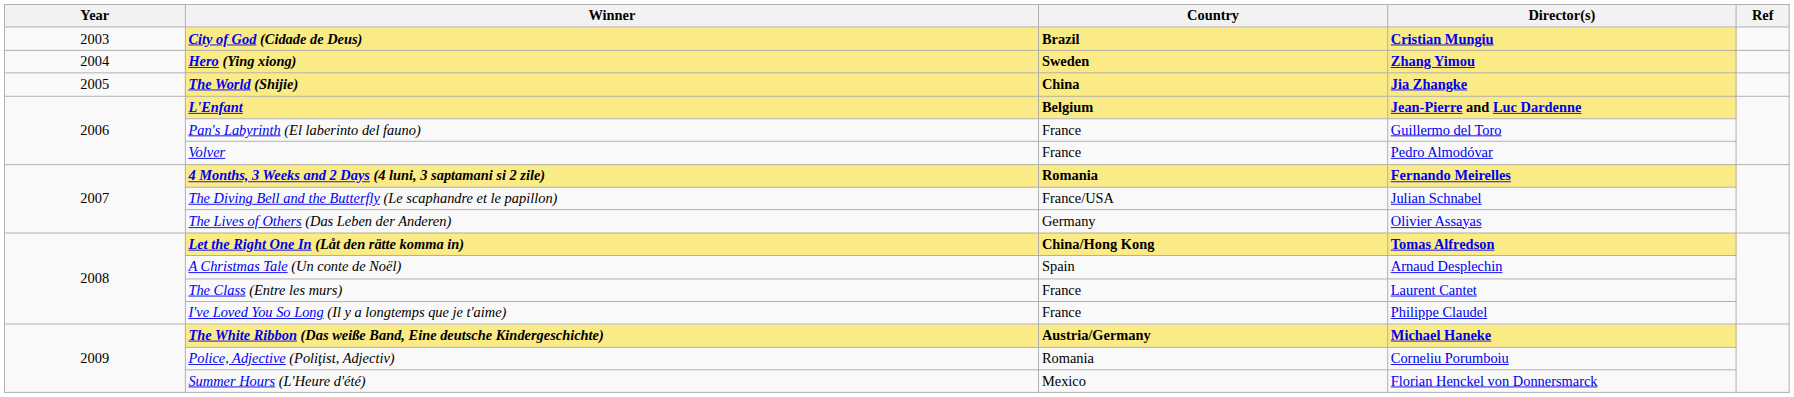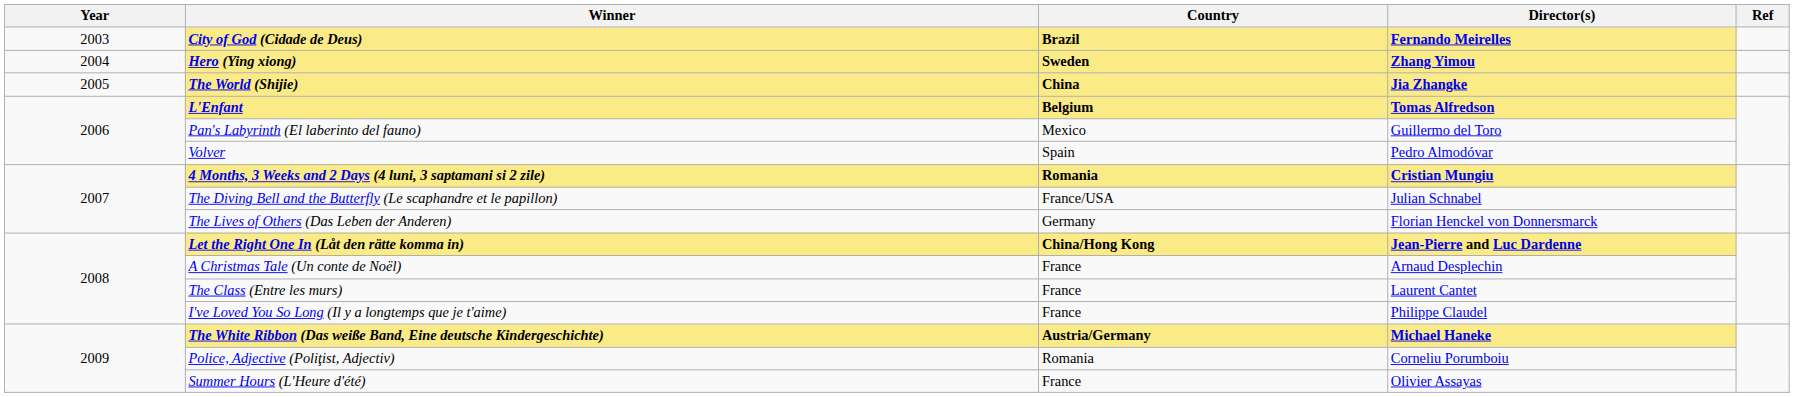(1442, 38) Cristian Mungiu -> (1451, 38) Fernando Meirelles
(1486, 107) Jean-Pierre and Luc Dardenne -> (1443, 107) Tomas Alfredson
(1062, 130) France -> (1064, 130) Mexico
(1062, 152) France -> (1058, 152) Spain
(1451, 175) Fernando Meirelles -> (1442, 175) Cristian Mungiu
(1436, 221) Olivier Assayas -> (1494, 221) Florian Henckel von Donnersmarck
(1443, 244) Tomas Alfredson -> (1486, 244) Jean-Pierre and Luc Dardenne
(1058, 267) Spain -> (1062, 267) France
(1064, 381) Mexico -> (1062, 381) France
(1494, 381) Florian Henckel von Donnersmarck -> (1436, 381) Olivier Assayas
